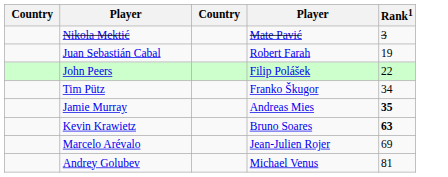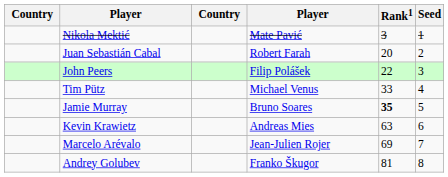+ column: (430, 15)
(387, 53) 19 -> (387, 53) 20
(284, 89) Franko Škugor -> (284, 89) Michael Venus
(387, 89) 34 -> (387, 89) 33
(282, 108) Andreas Mies -> (281, 108) Bruno Soares
(281, 126) Bruno Soares -> (282, 126) Andreas Mies
(387, 126) bold -> (387, 126) normal
(284, 162) Michael Venus -> (284, 162) Franko Škugor
